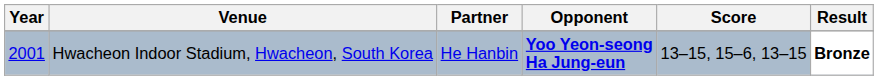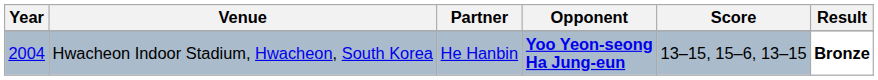(27, 53) 2001 -> (27, 53) 2004
